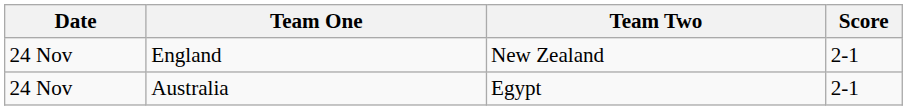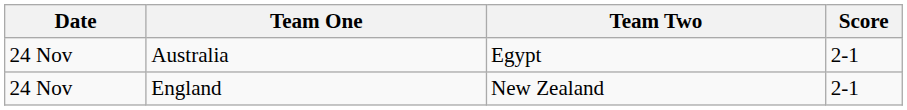rows swapped: (190, 88) <-> (186, 54)
